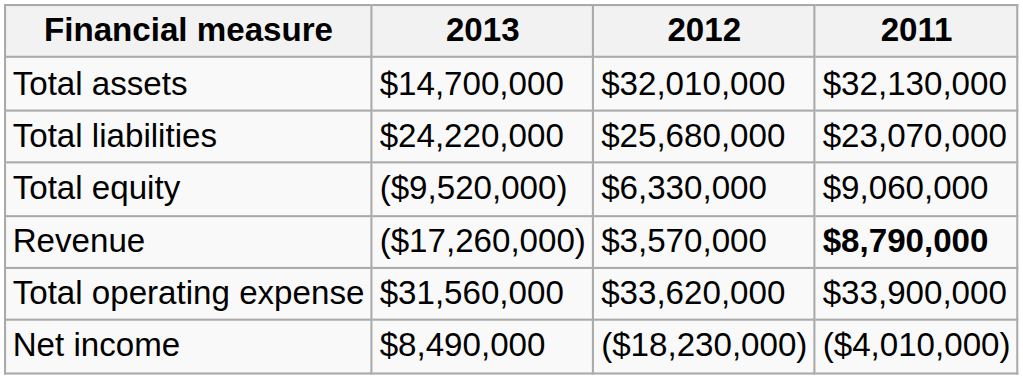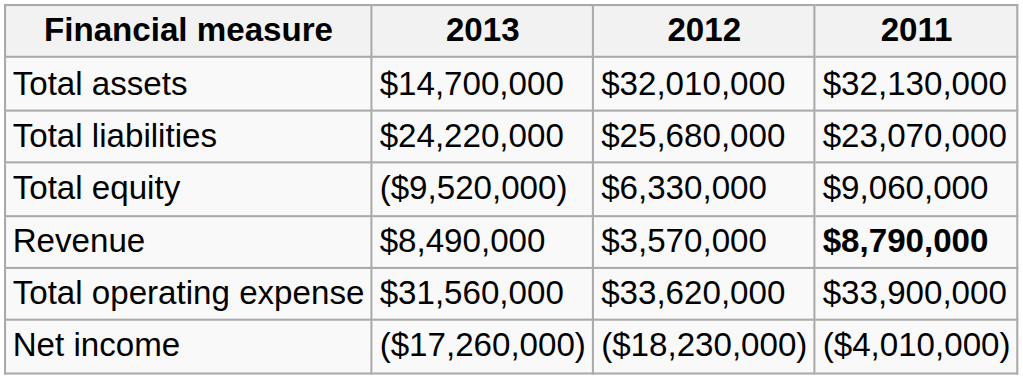(483, 240) ($17,260,000) -> (463, 240) $8,490,000
(463, 345) $8,490,000 -> (483, 345) ($17,260,000)
